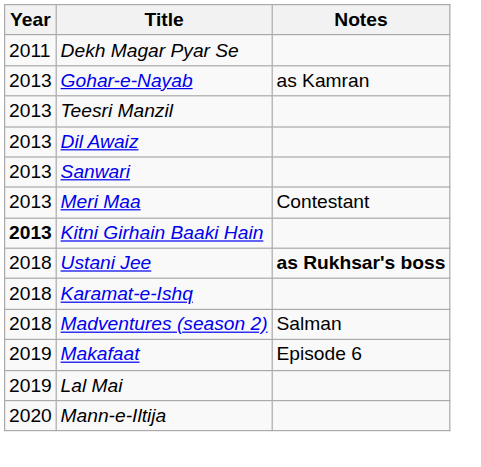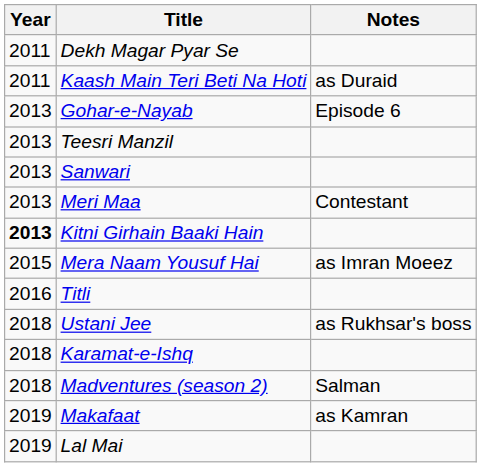+ row: (183, 80)
(323, 80) as Kamran -> (358, 111) Episode 6
- row: (100, 141)
+ row: (160, 263)
+ row: (75, 293)
(361, 263) bold -> (393, 324) normal
(319, 354) Episode 6 -> (362, 415) as Kamran
- row: (113, 415)
